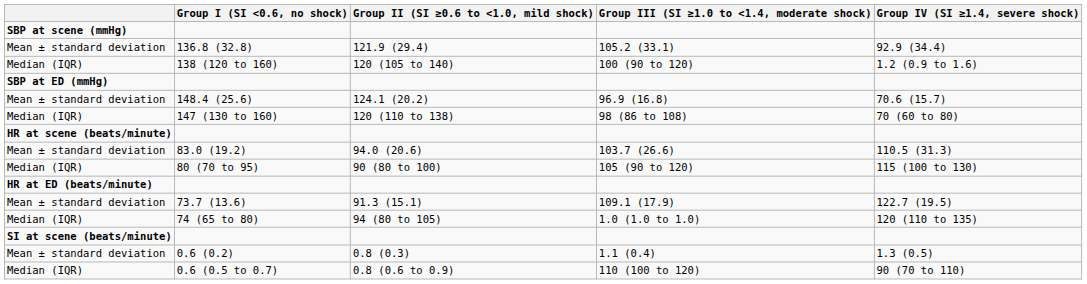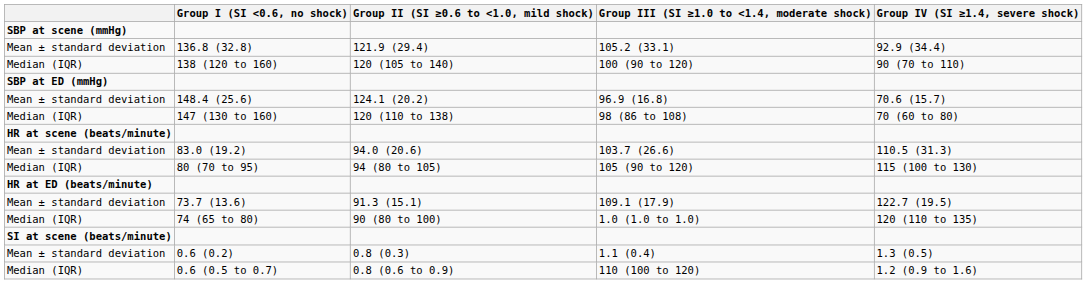(927, 64) 1.2 (0.9 to 1.6) -> (921, 64) 90 (70 to 110)
(397, 167) 90 (80 to 100) -> (397, 167) 94 (80 to 105)
(397, 219) 94 (80 to 105) -> (397, 219) 90 (80 to 100)
(921, 270) 90 (70 to 110) -> (927, 270) 1.2 (0.9 to 1.6)
